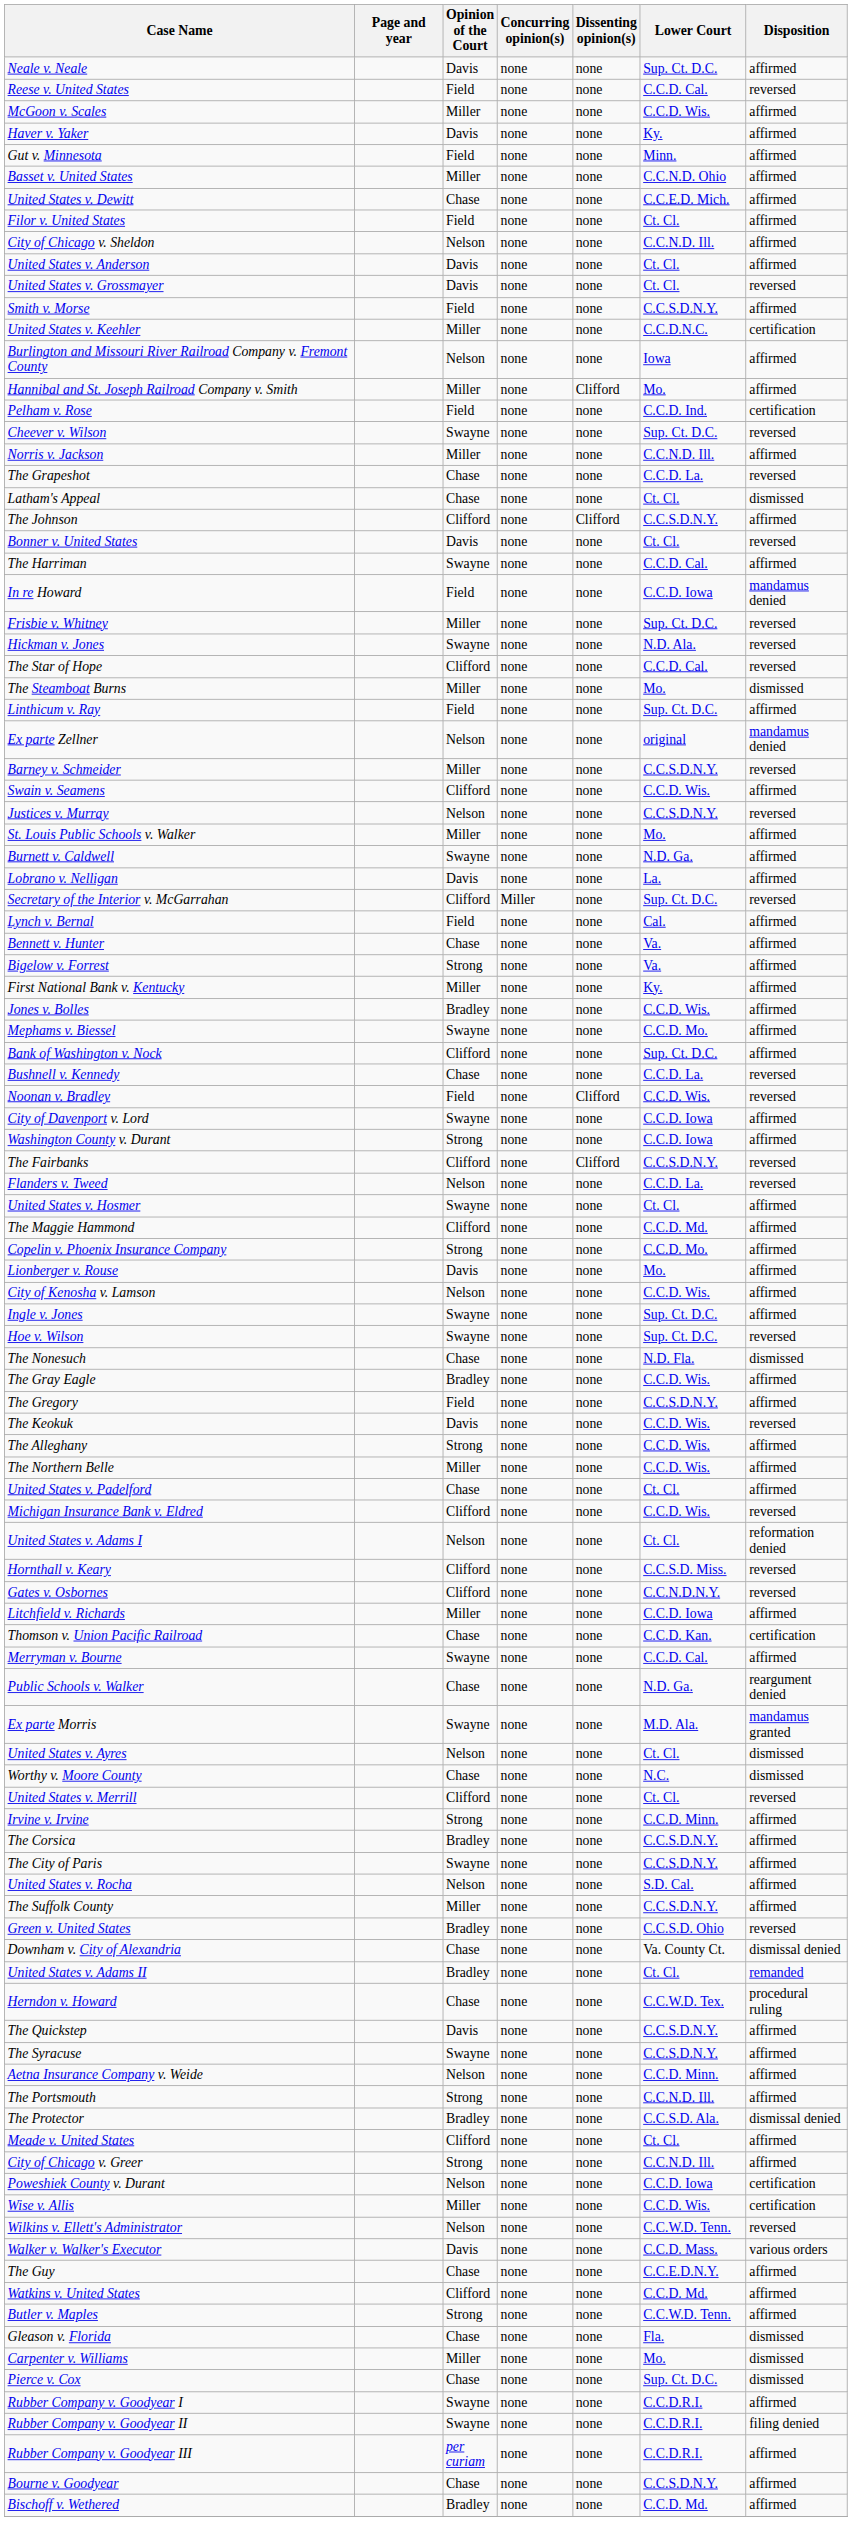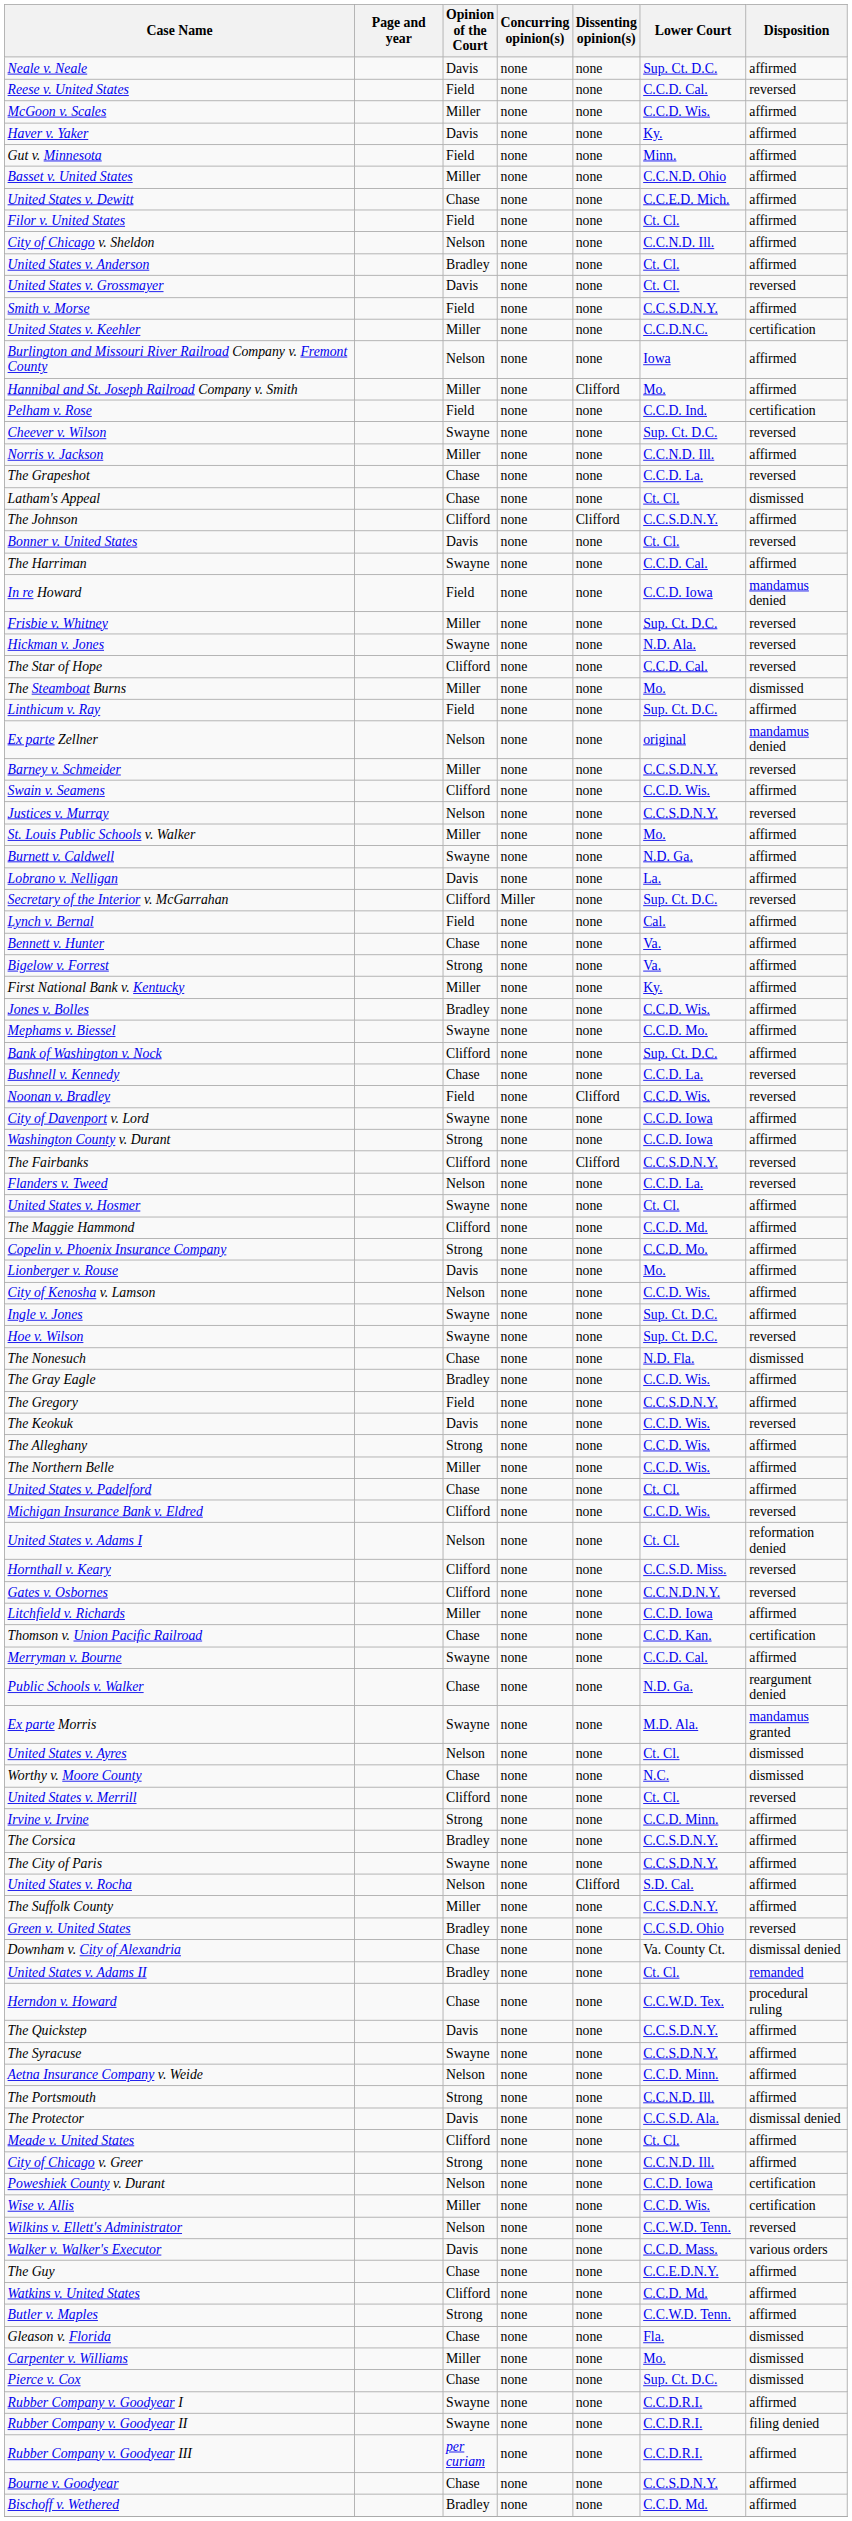(462, 264) Davis -> (468, 264) Bradley
(589, 1885) none -> (598, 1885) Clifford
(468, 2118) Bradley -> (462, 2118) Davis
